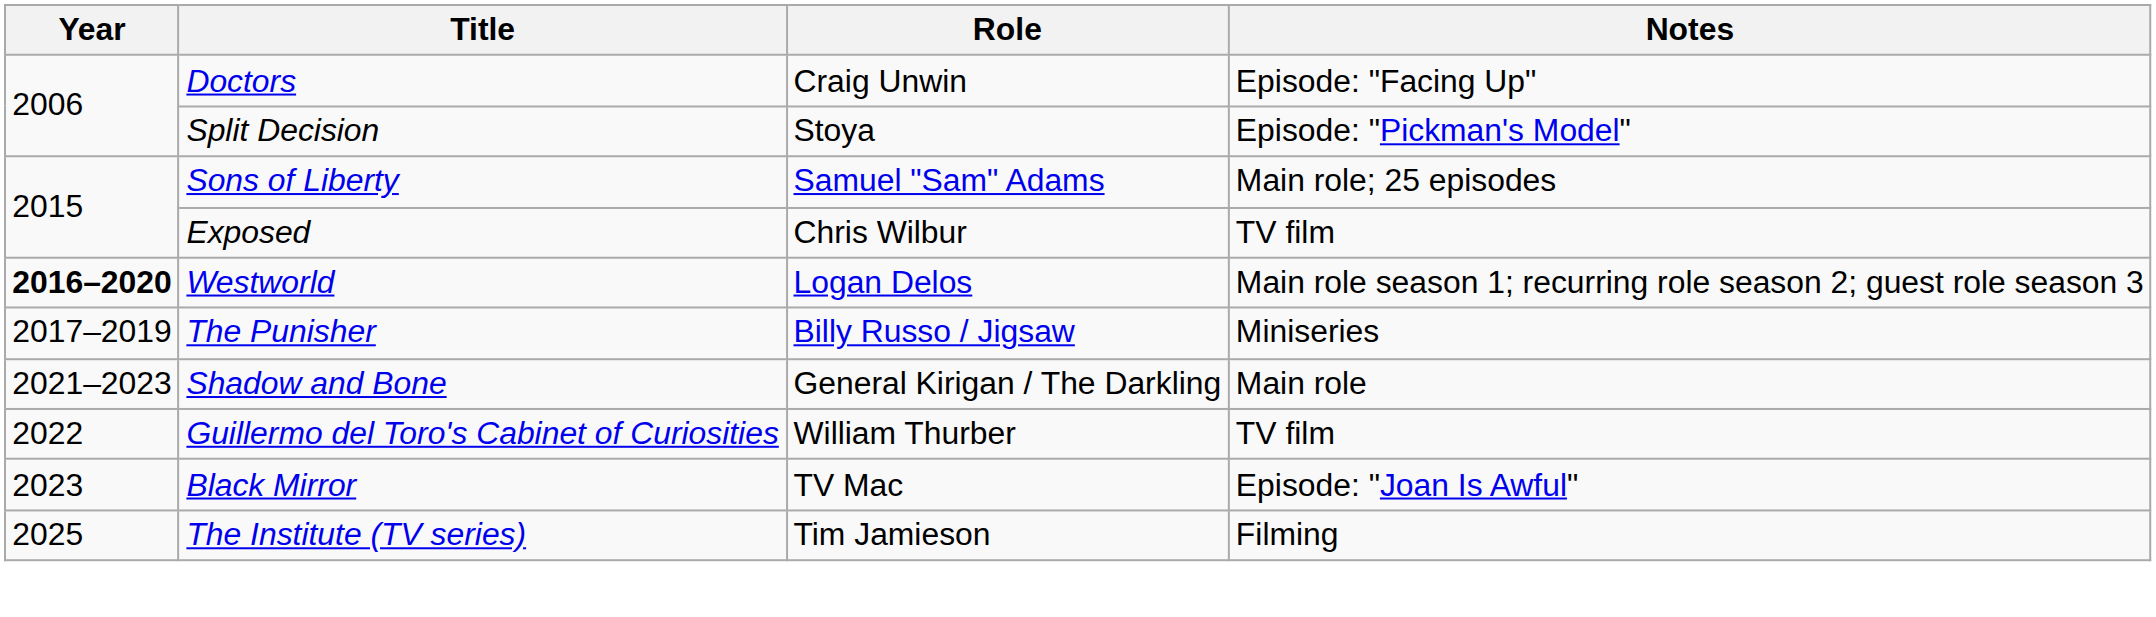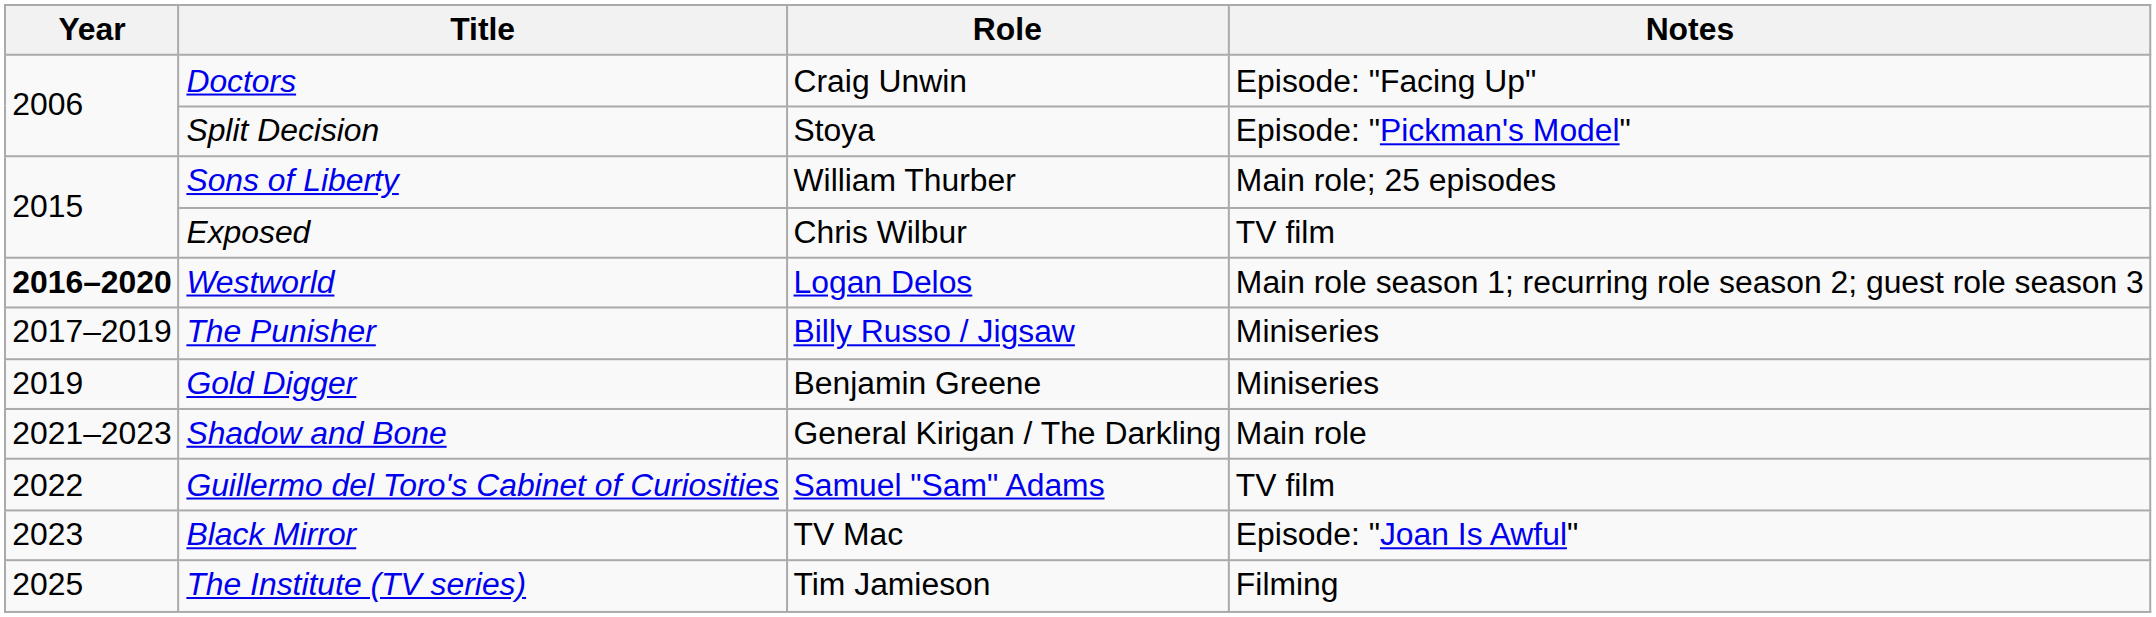(949, 181) Samuel "Sam" Adams -> (905, 181) William Thurber
+ row: (271, 383)
(905, 433) William Thurber -> (949, 484) Samuel "Sam" Adams
